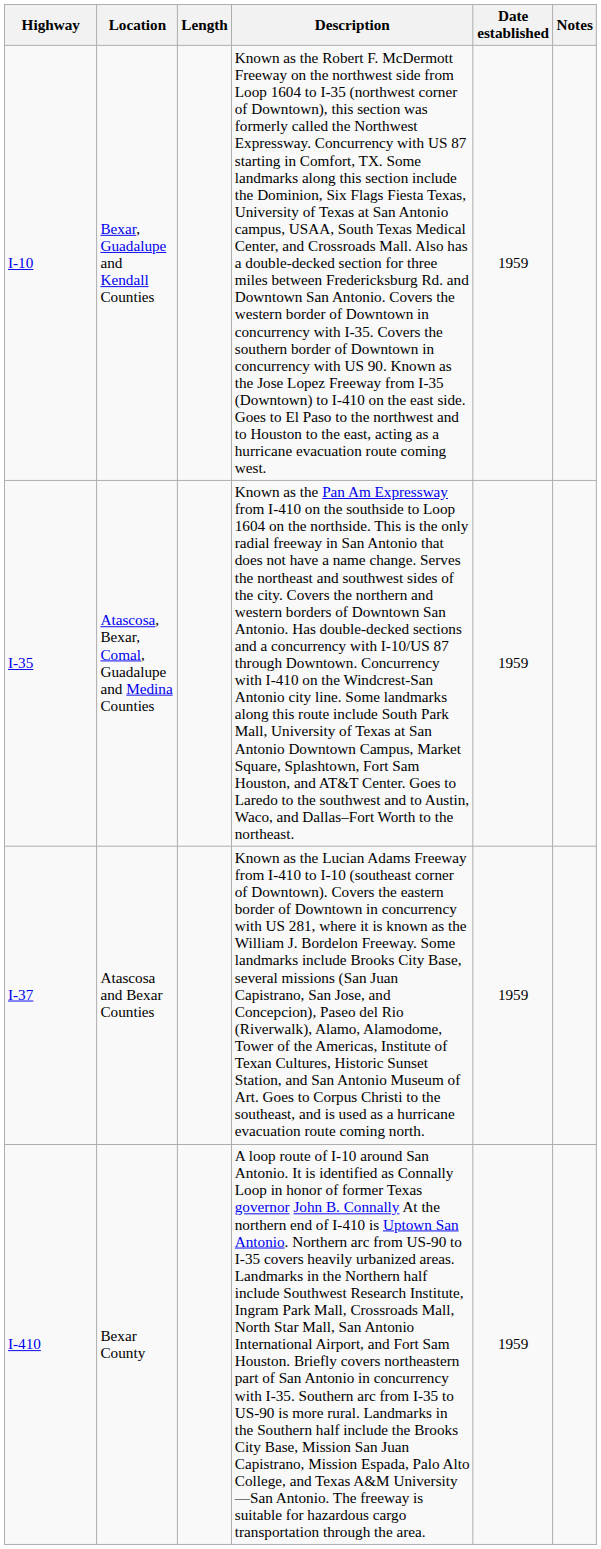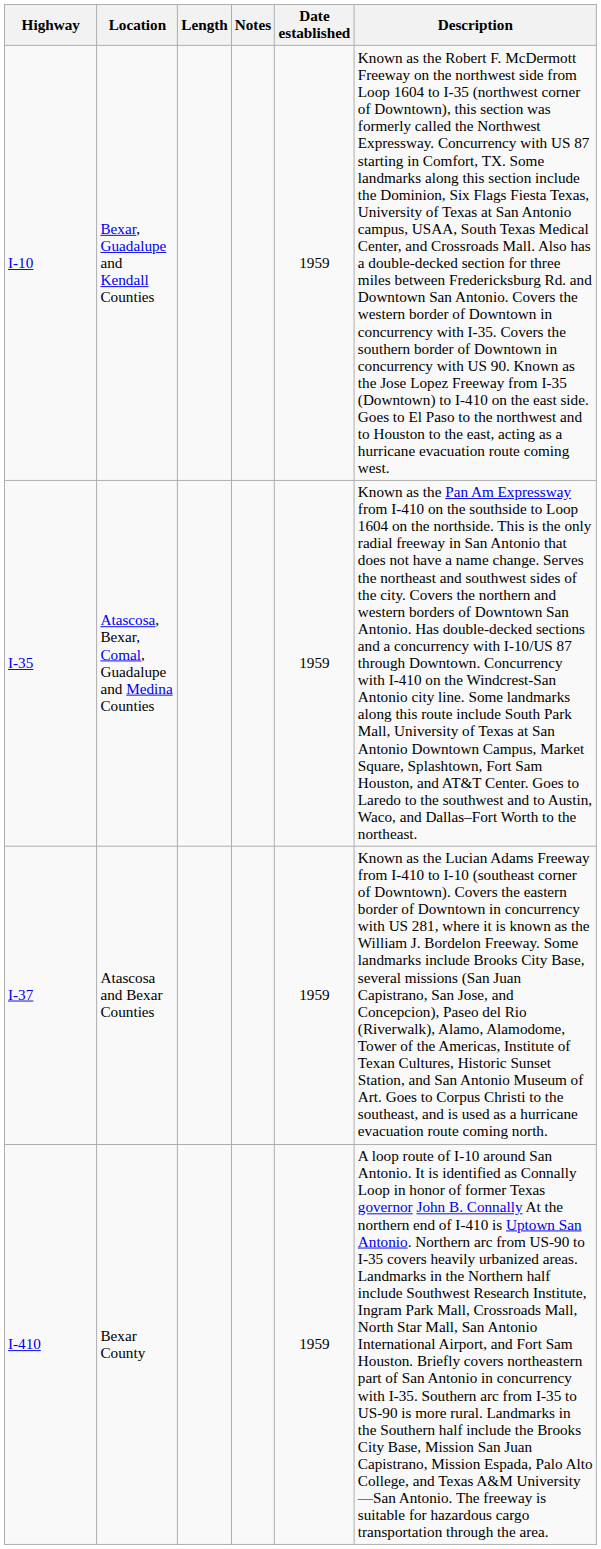columns swapped: (352, 25) <-> (575, 25)
